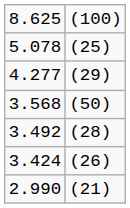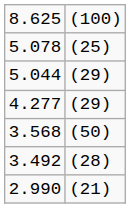+ row: (35, 76)
- row: (35, 161)
